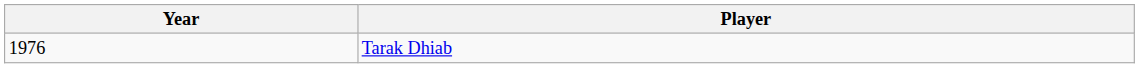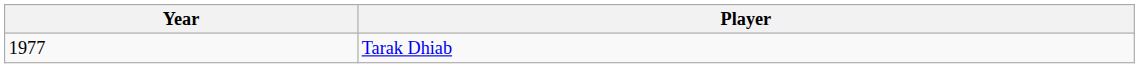(27, 47) 1976 -> (27, 47) 1977
